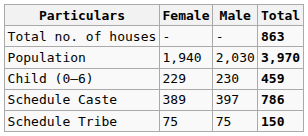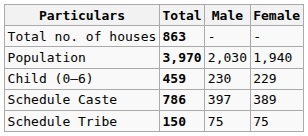columns swapped: (281, 15) <-> (186, 15)
